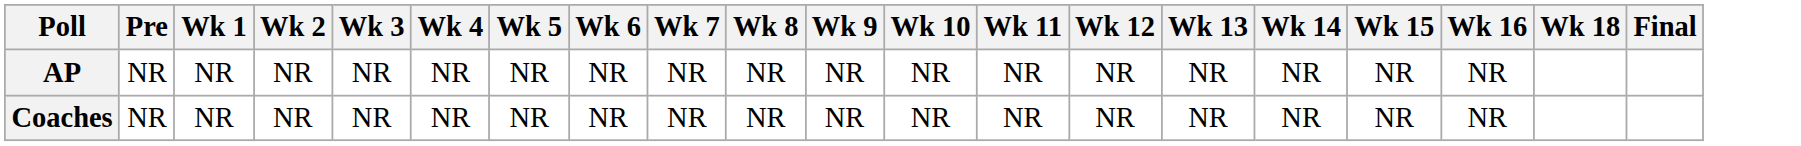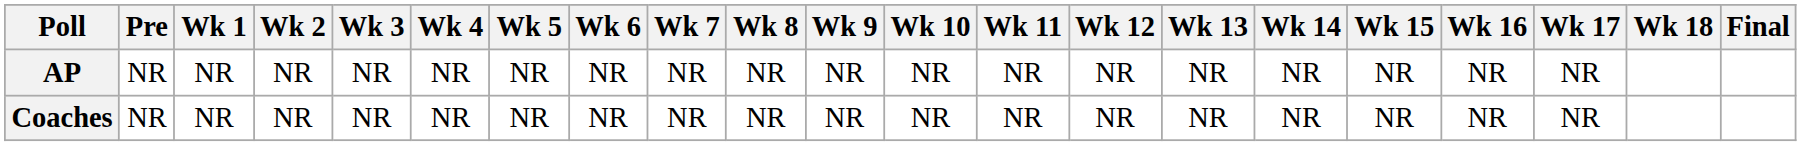+ column: (1580, 27)
